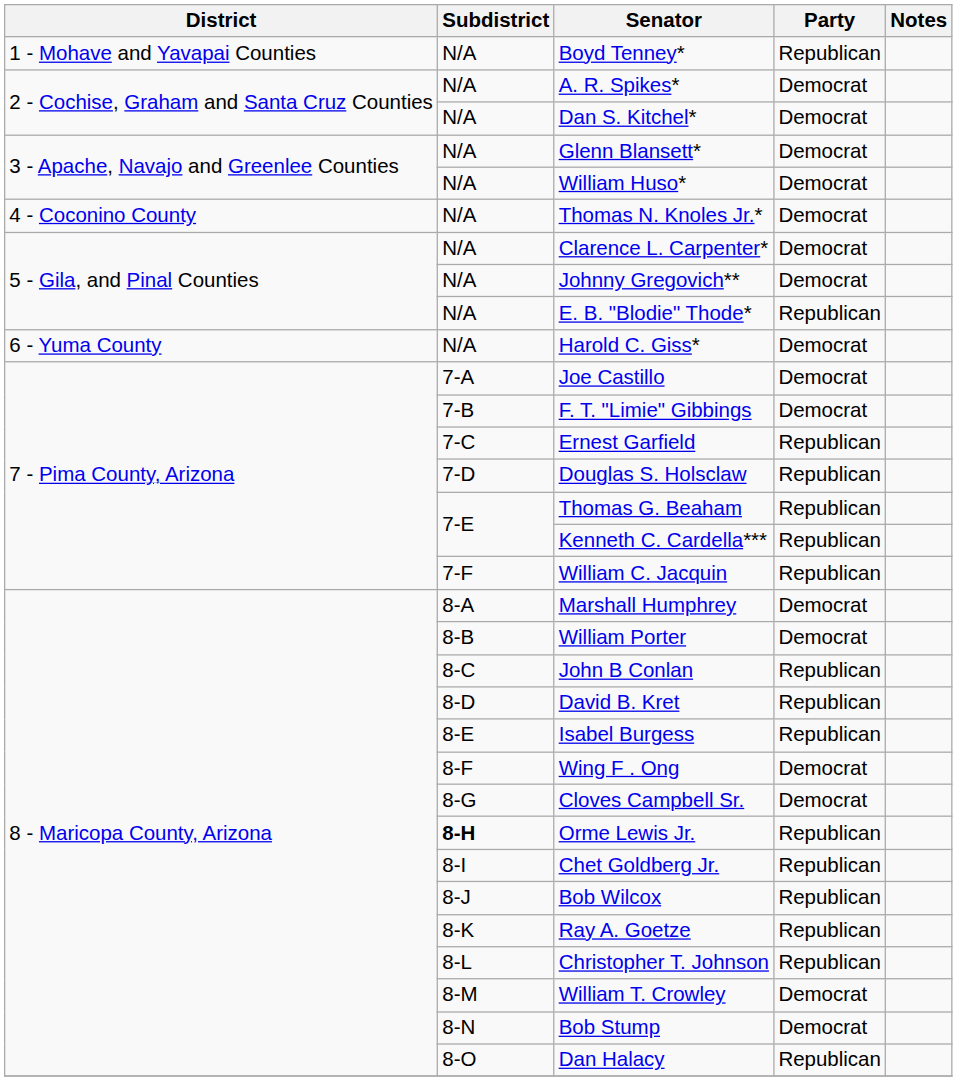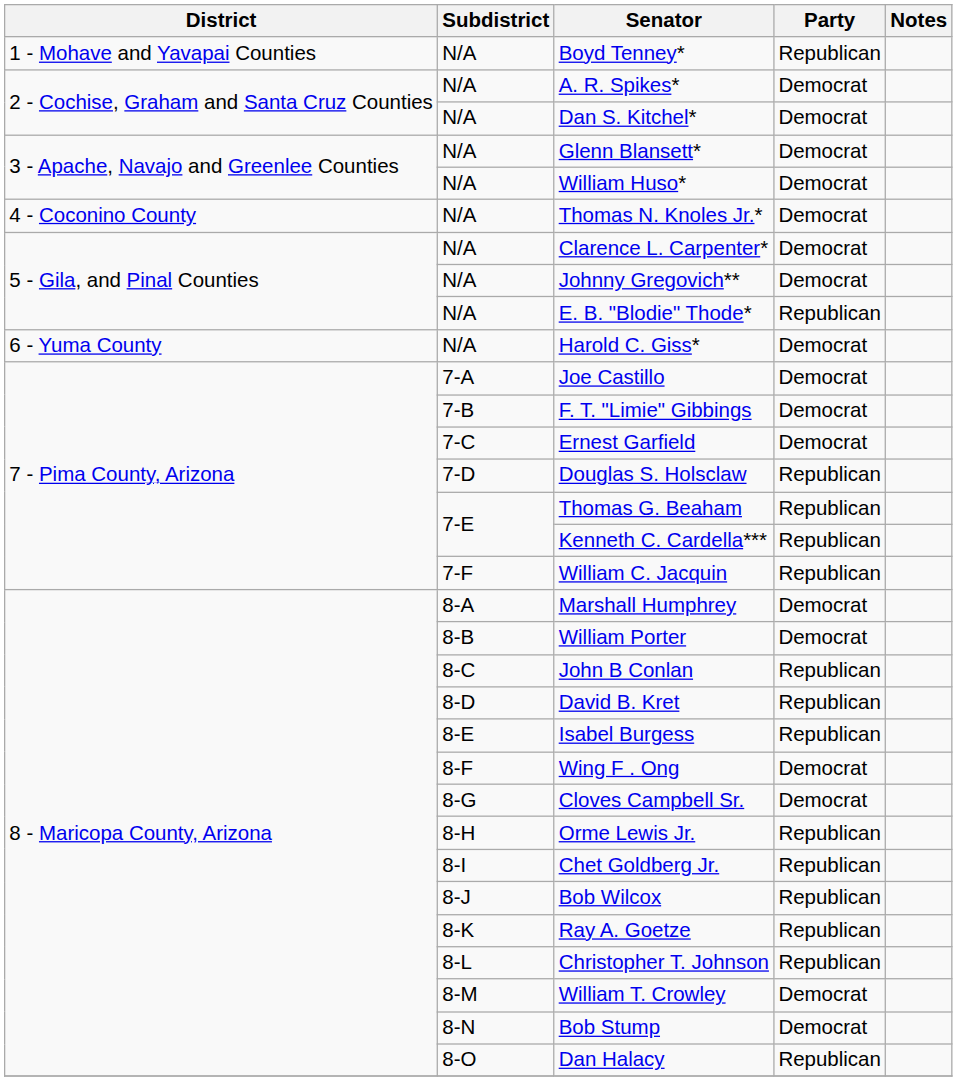(830, 442) Republican -> (823, 442) Democrat
(459, 832) bold -> (459, 832) normal
